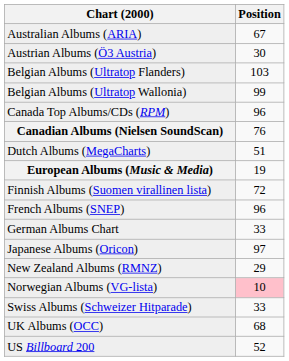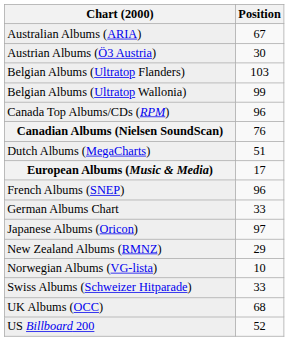(260, 170) 19 -> (260, 170) 17
- row: (109, 190)
(260, 287) pink background -> (260, 268) no background
